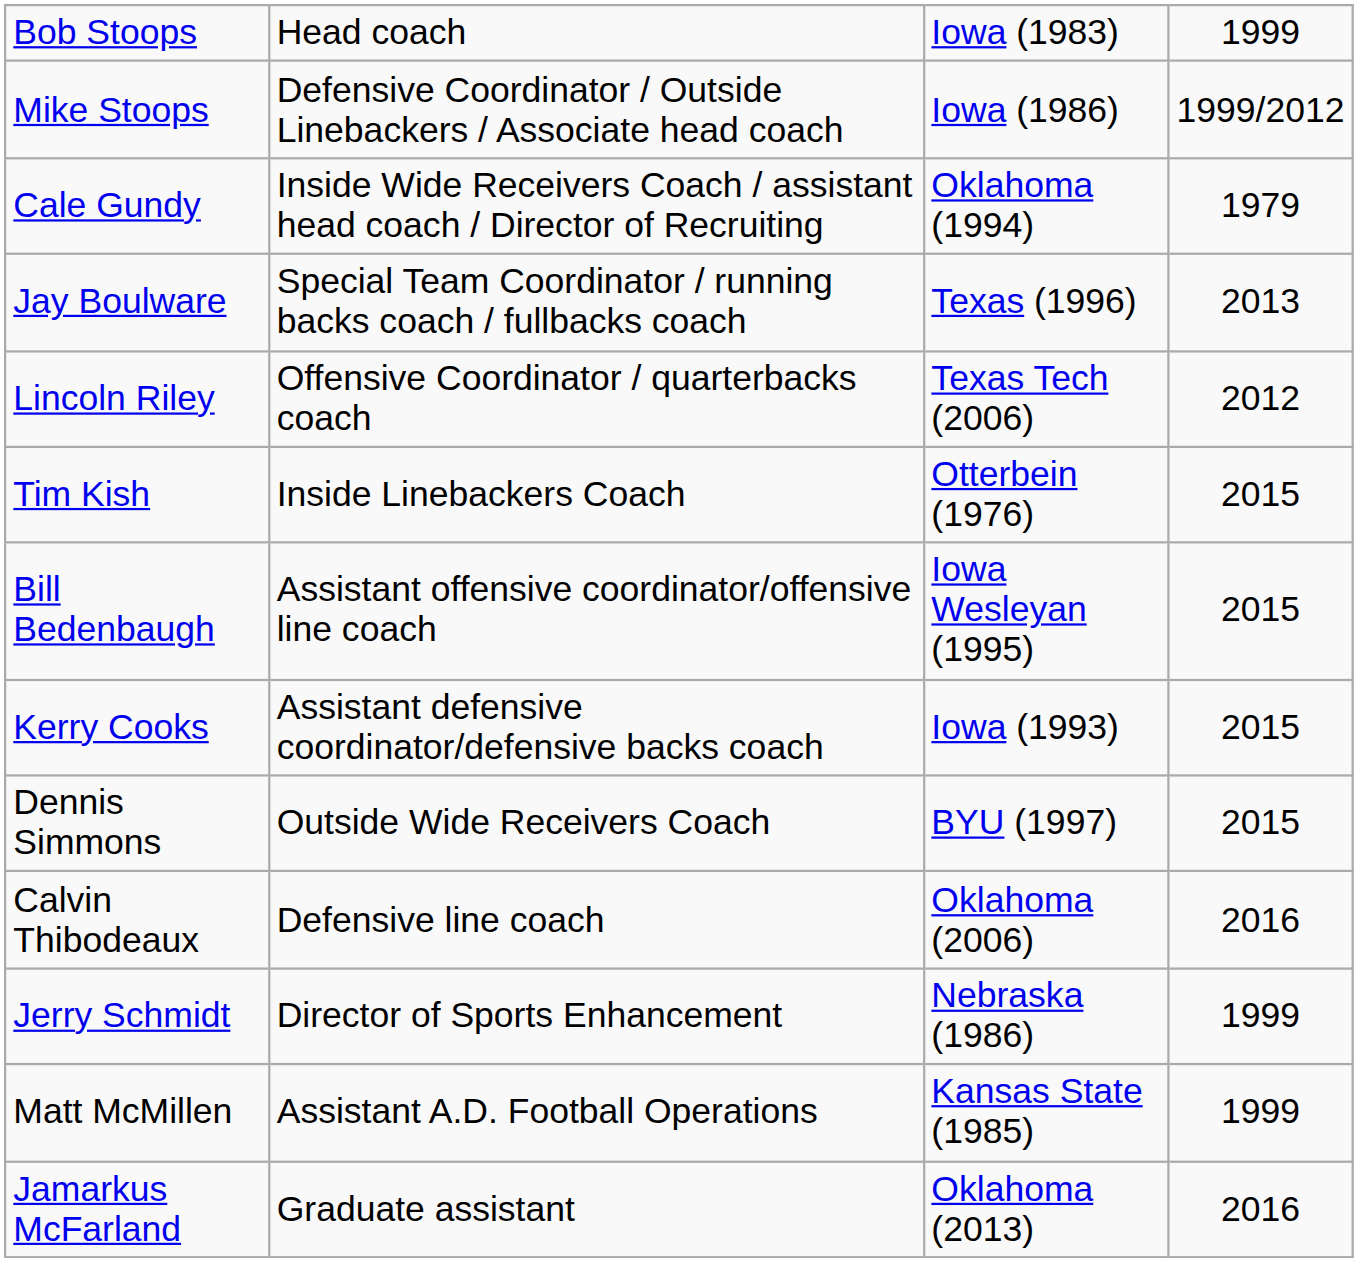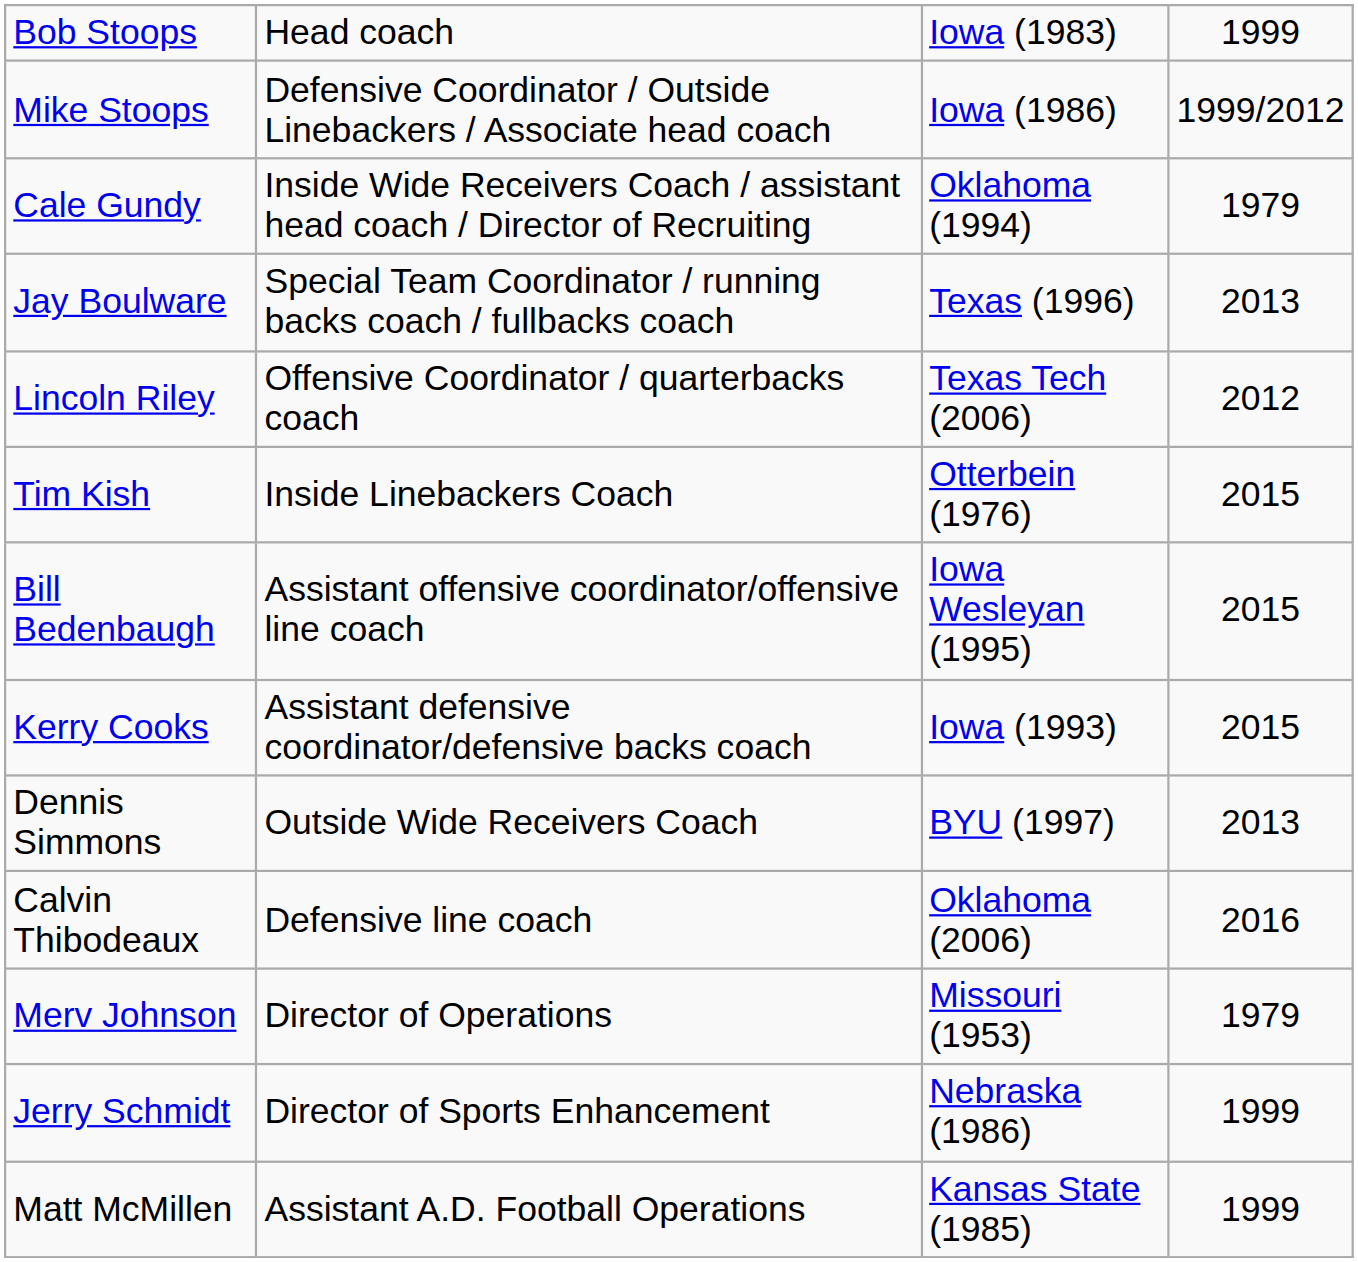(1260, 822) 2015 -> (1260, 822) 2013
+ row: (125, 1015)
- row: (97, 1208)
